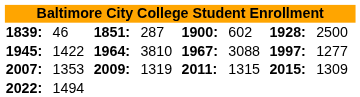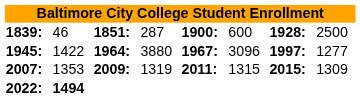(240, 32) 602 -> (240, 32) 600
(156, 51) 3810 -> (156, 51) 3880
(244, 51) 3088 -> (244, 51) 3096
(68, 88) normal -> (68, 88) bold
